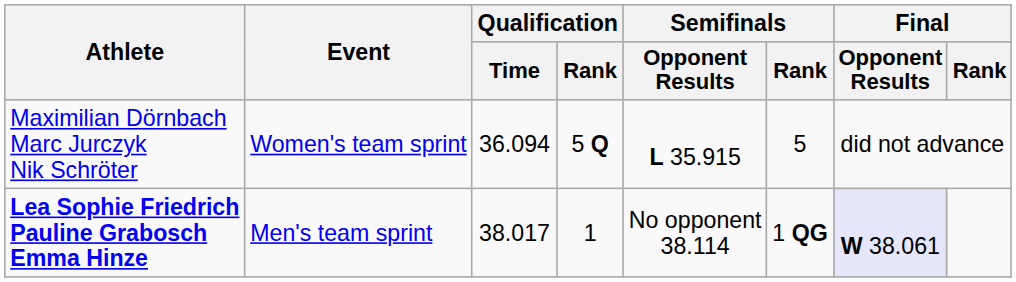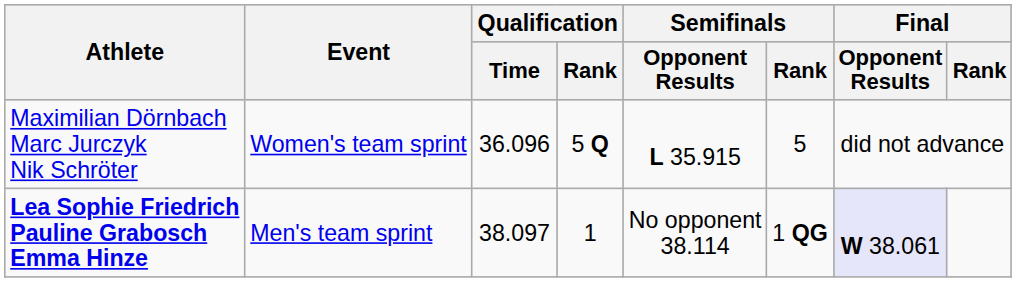(515, 145) 36.094 -> (515, 145) 36.096
(515, 233) 38.017 -> (515, 233) 38.097
